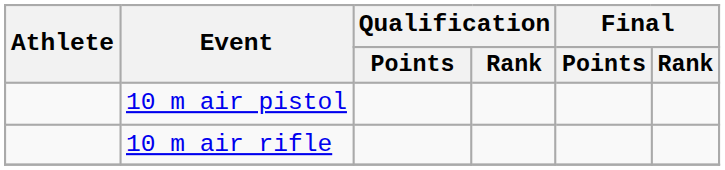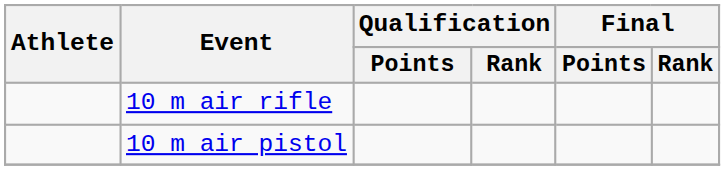rows swapped: (236, 103) <-> (229, 145)
